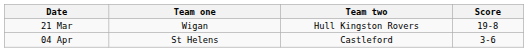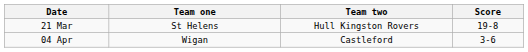(195, 26) Wigan -> (195, 26) St Helens
(195, 40) St Helens -> (195, 40) Wigan
